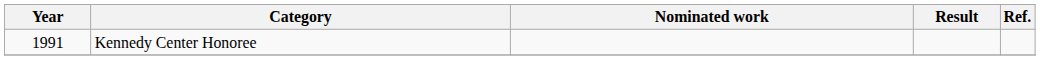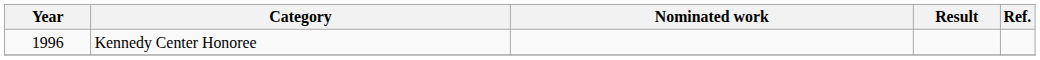(48, 42) 1991 -> (48, 42) 1996
